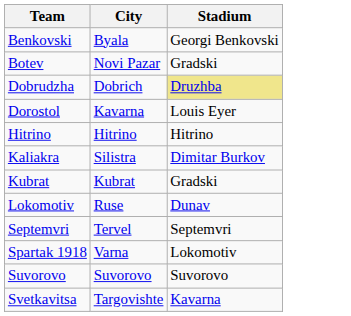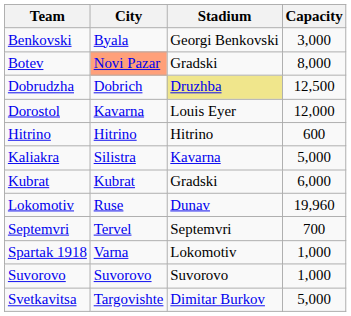+ column: (314, 16)
(127, 63) no background -> (127, 63) lightsalmon background
(218, 157) Dimitar Burkov -> (196, 157) Kavarna
(196, 299) Kavarna -> (218, 299) Dimitar Burkov
